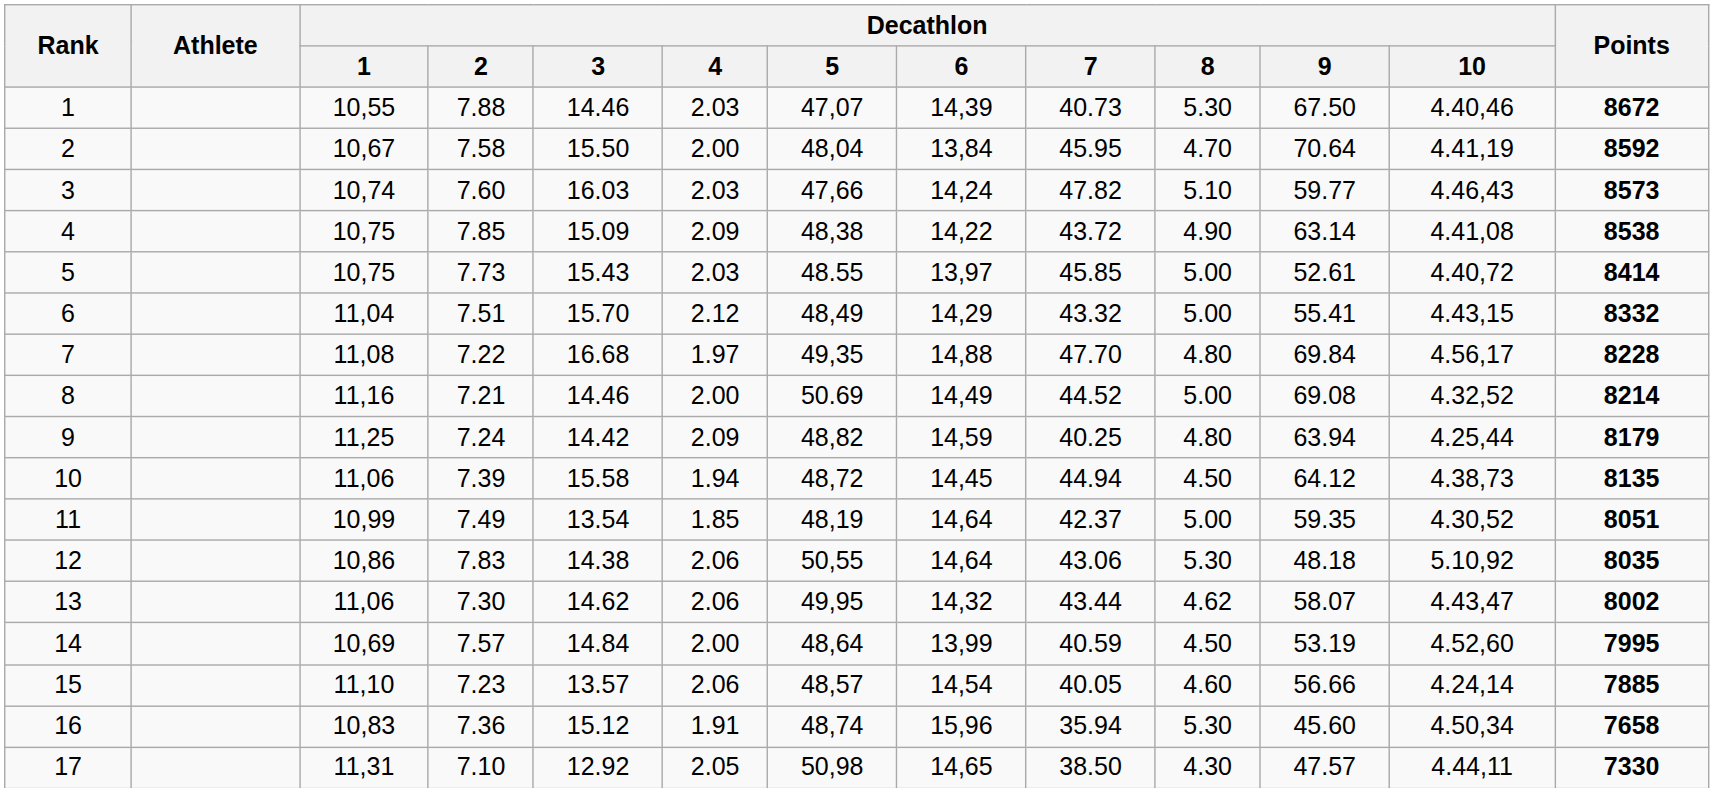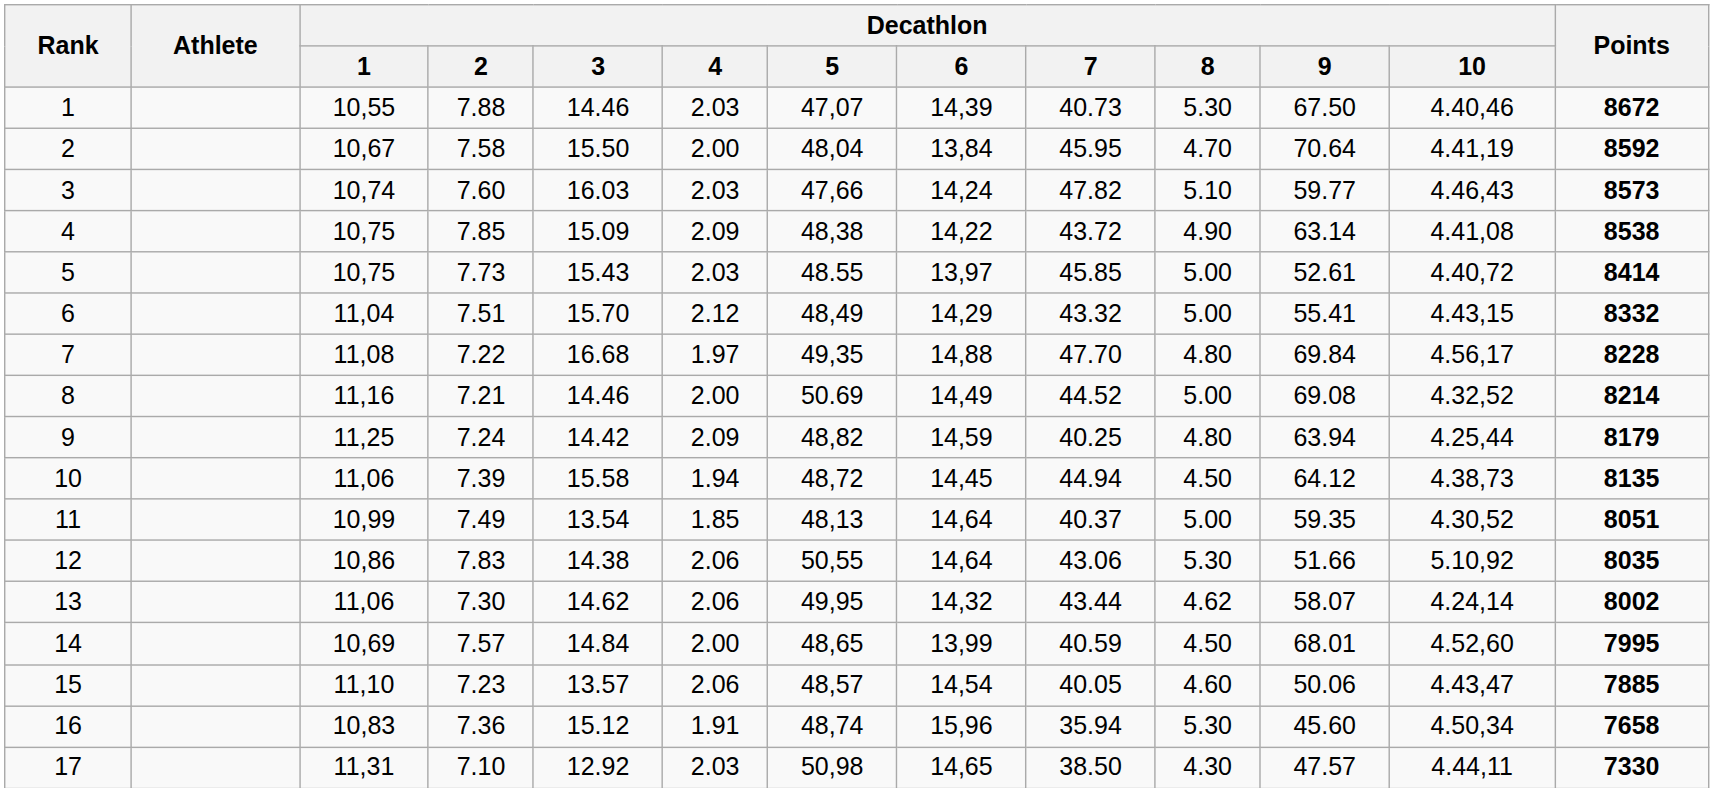(832, 519) 48,19 -> (832, 519) 48,13
(1091, 519) 42.37 -> (1091, 519) 40.37
(1325, 560) 48.18 -> (1325, 560) 51.66
(1472, 601) 4.43,47 -> (1472, 601) 4.24,14
(832, 643) 48,64 -> (832, 643) 48,65
(1325, 643) 53.19 -> (1325, 643) 68.01
(1325, 684) 56.66 -> (1325, 684) 50.06
(1472, 684) 4.24,14 -> (1472, 684) 4.43,47
(715, 766) 2.05 -> (715, 766) 2.03
